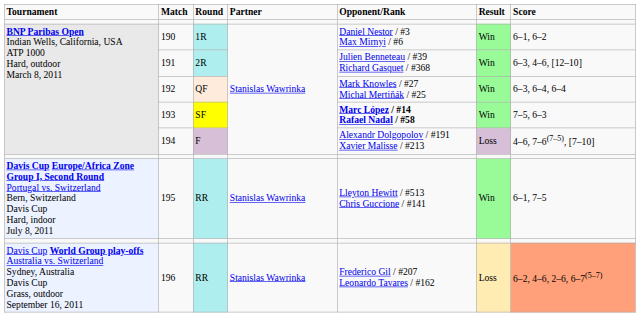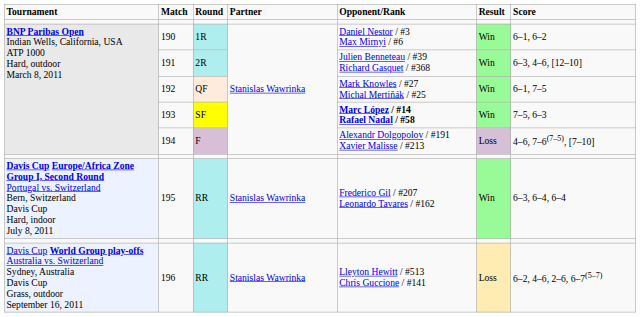(539, 89) 6–3, 6–4, 6–4 -> (530, 89) 6–1, 7–5
(383, 198) Lleyton Hewitt / #513 Chris Guccione / #141 -> (387, 198) Frederico Gil / #207 Leonardo Tavares / #162
(530, 198) 6–1, 7–5 -> (539, 198) 6–3, 6–4, 6–4
(387, 277) Frederico Gil / #207 Leonardo Tavares / #162 -> (383, 277) Lleyton Hewitt / #513 Chris Guccione / #141
(558, 277) lightsalmon background -> (558, 277) no background
